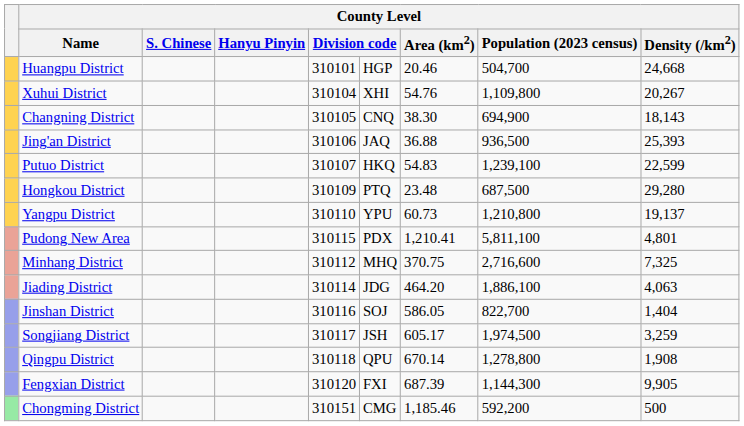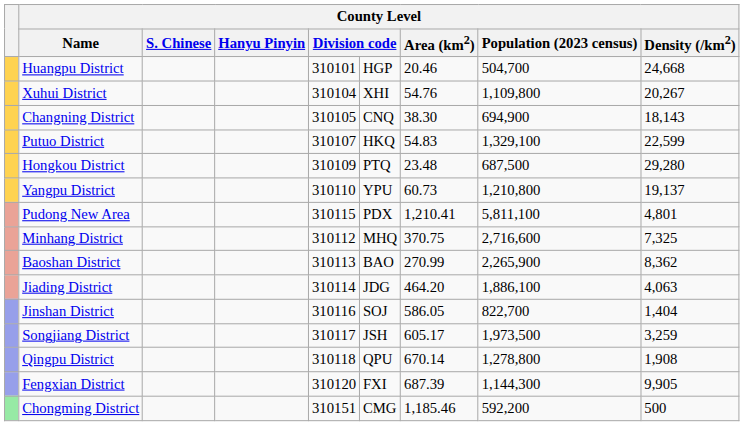- row: (67, 142)
(511, 166) 1,239,100 -> (511, 142) 1,329,100
+ row: (71, 263)
(511, 335) 1,974,500 -> (511, 335) 1,973,500
